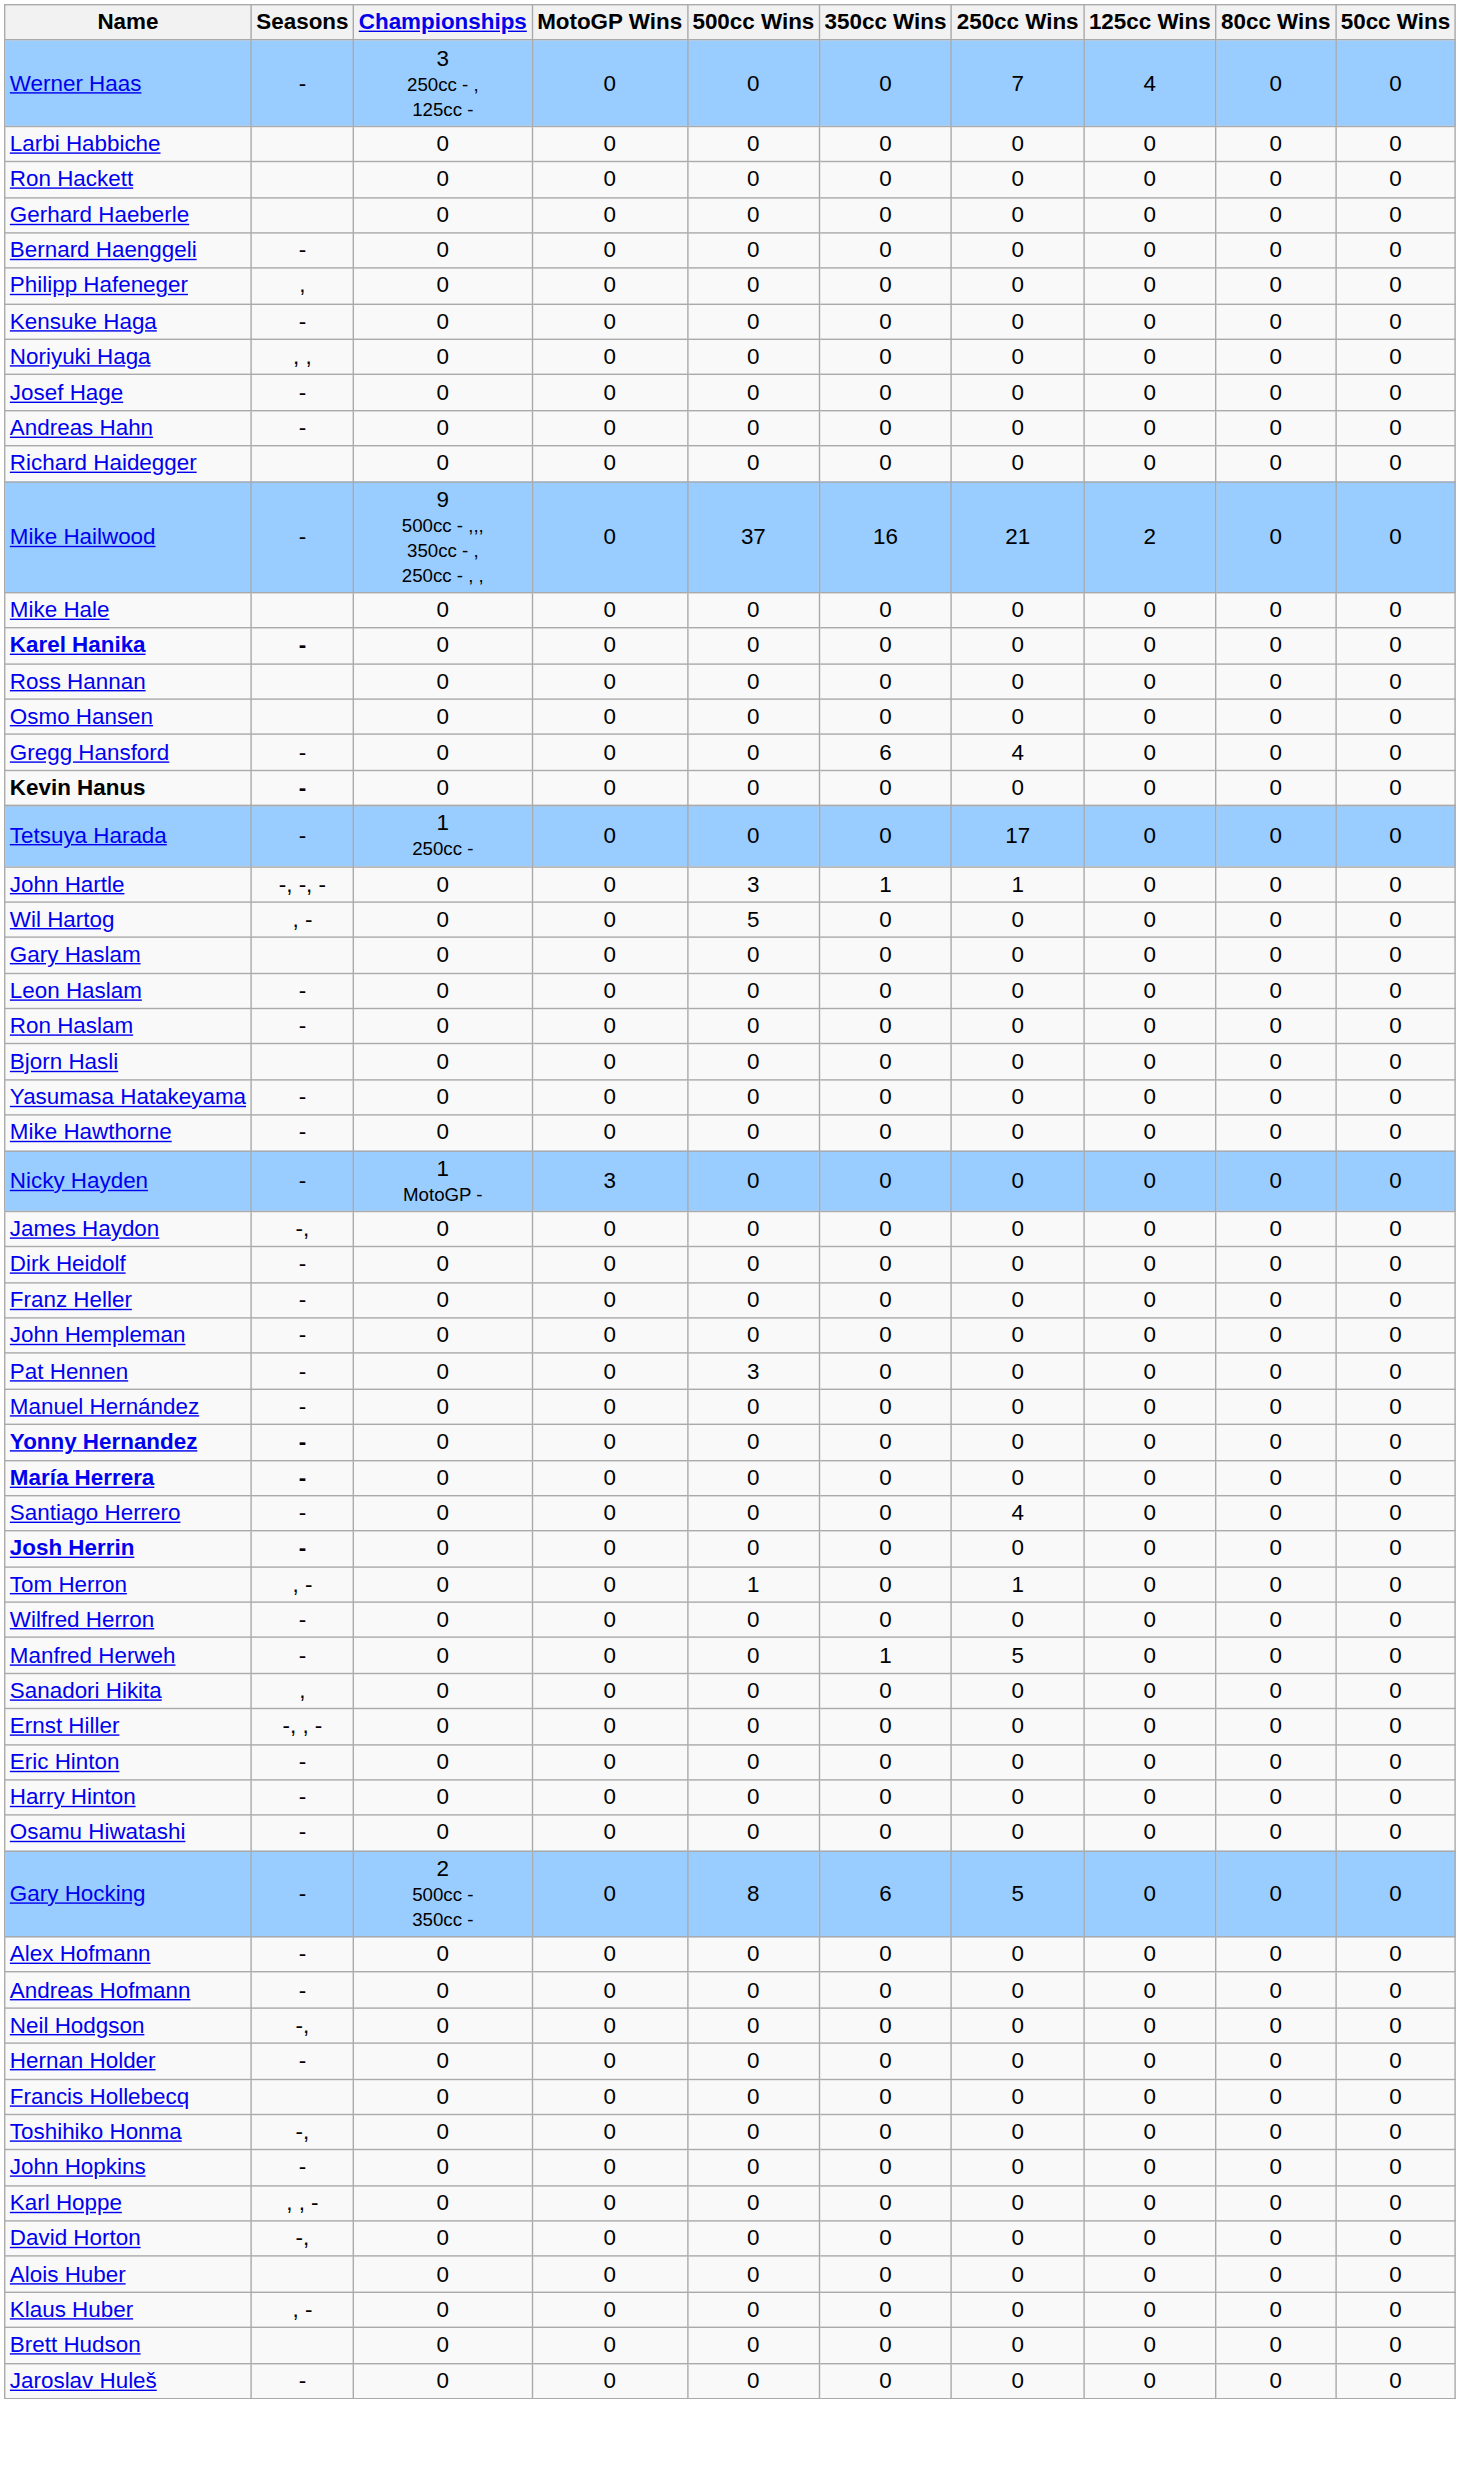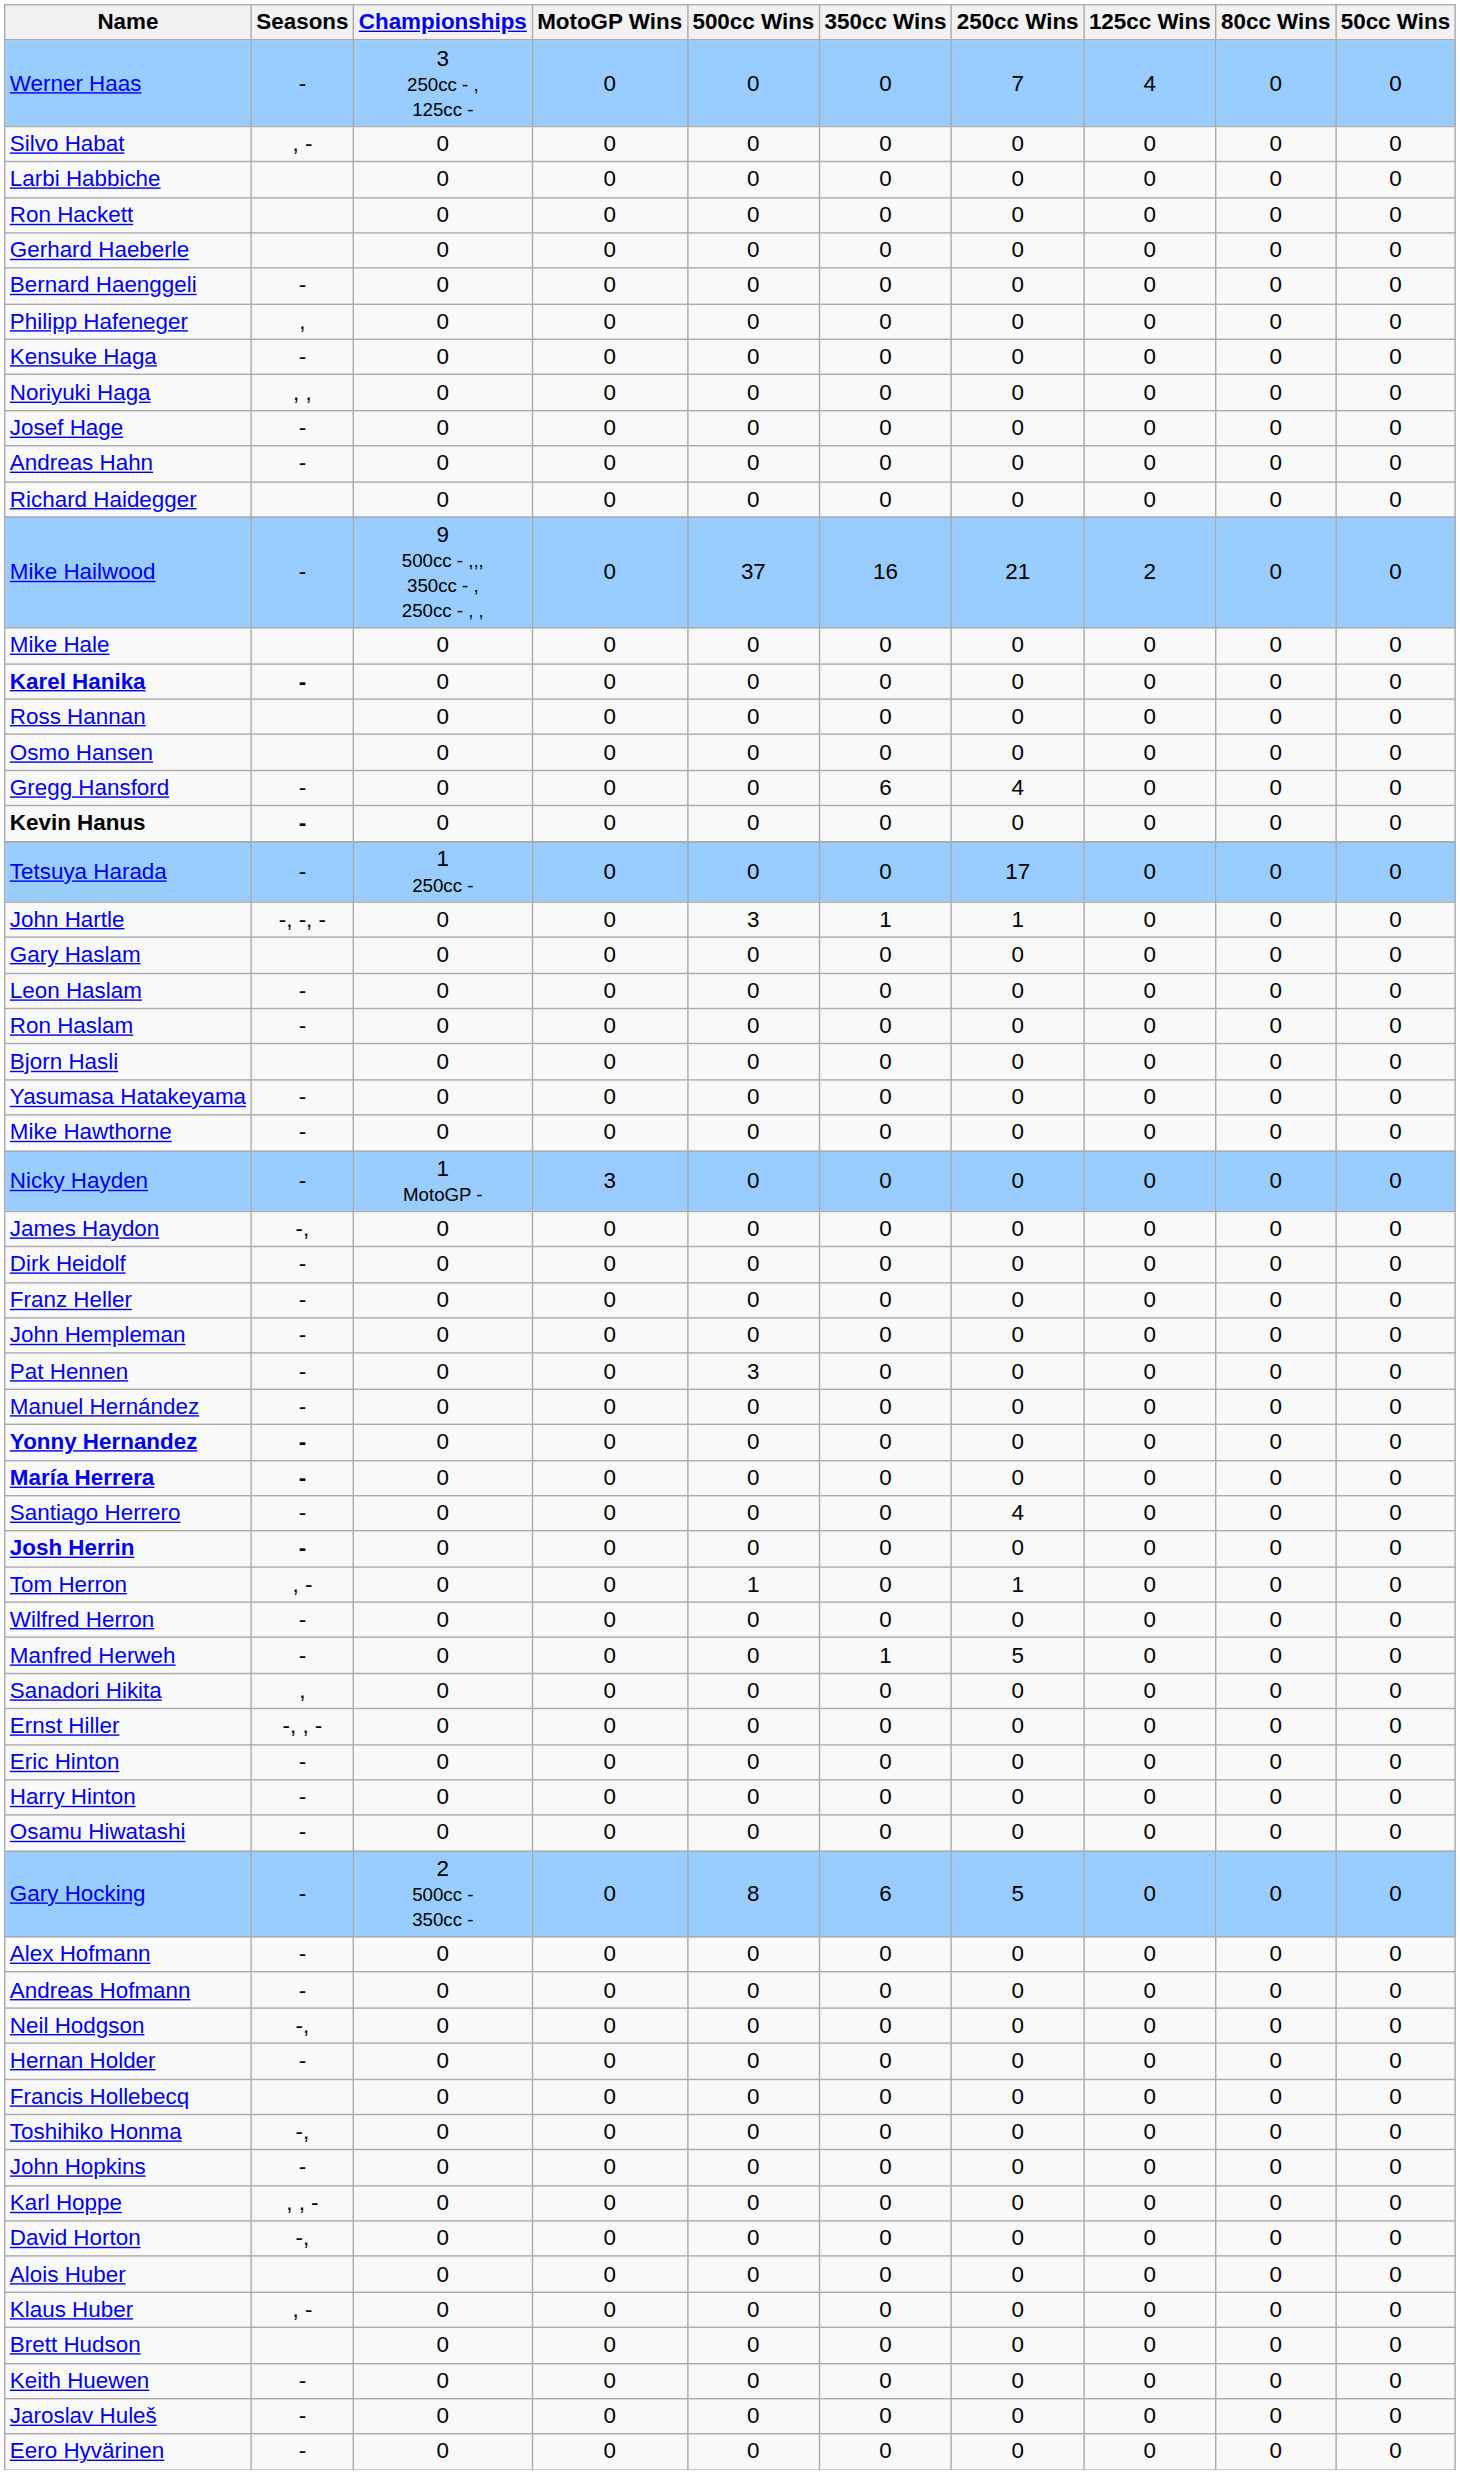+ row: (67, 143)
- row: (62, 919)
+ row: (80, 2380)
+ row: (87, 2451)
